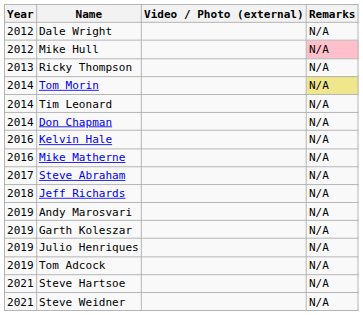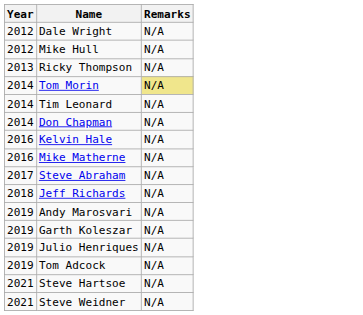- column: (224, 13)
(319, 49) pink background -> (154, 49) no background
